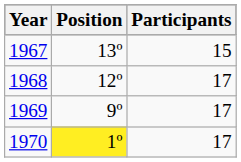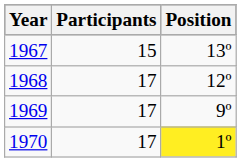columns swapped: (89, 19) <-> (181, 19)
